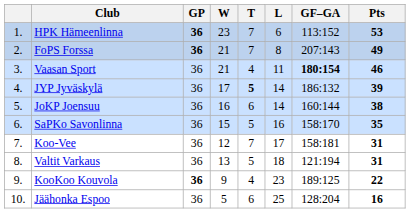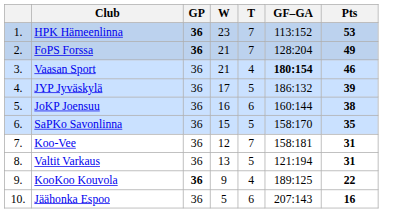- column: (279, 13)
(320, 50) 207:143 -> (293, 50) 128:204
(251, 87) bold -> (251, 87) normal
(320, 198) 128:204 -> (293, 198) 207:143
